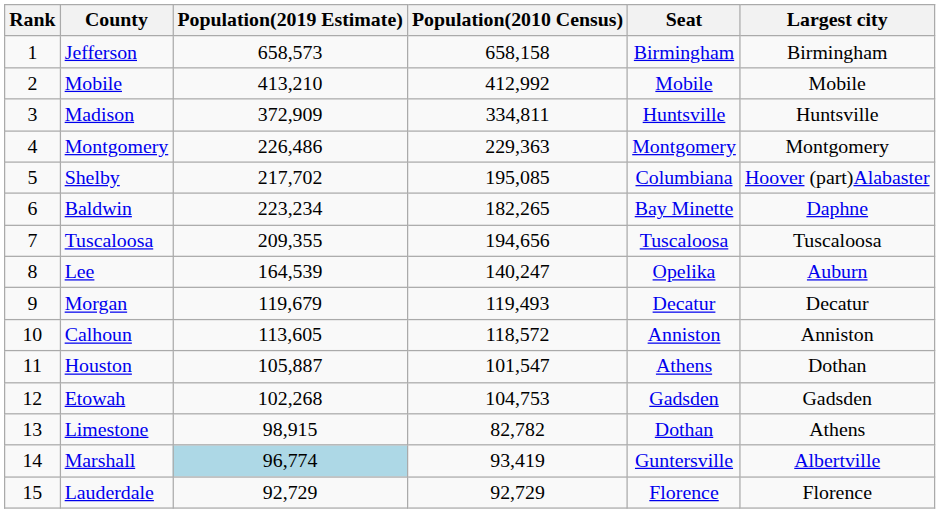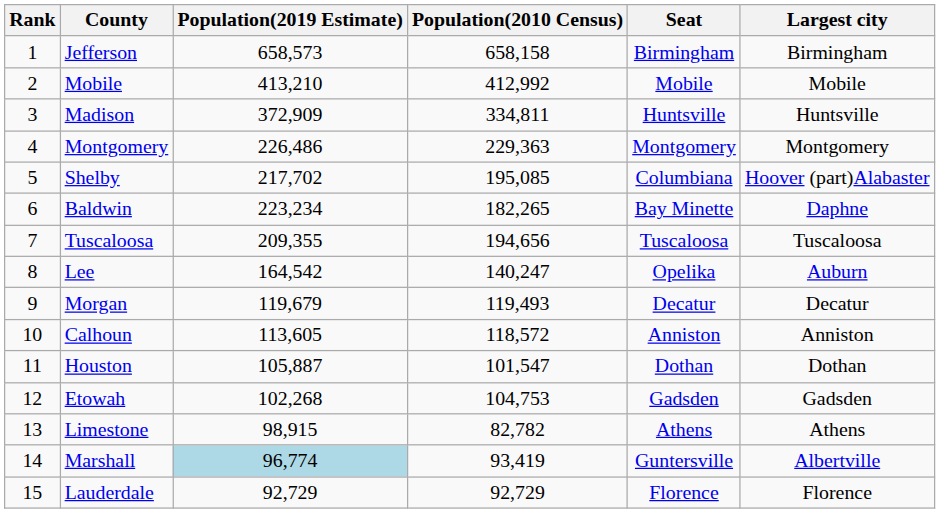(290, 271) 164,539 -> (290, 271) 164,542
(684, 366) Athens -> (684, 366) Dothan
(684, 429) Dothan -> (684, 429) Athens
